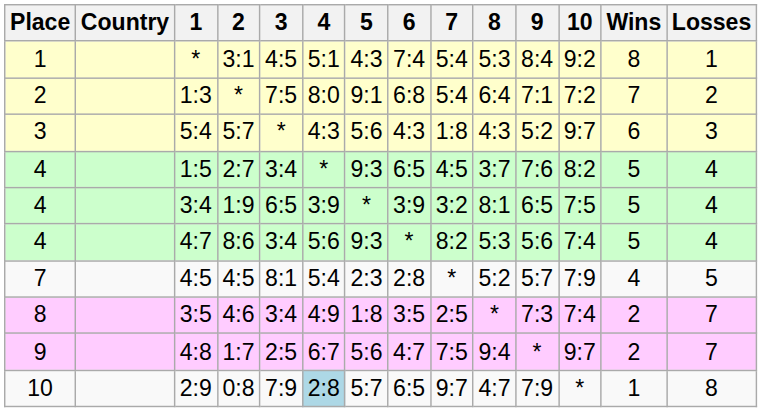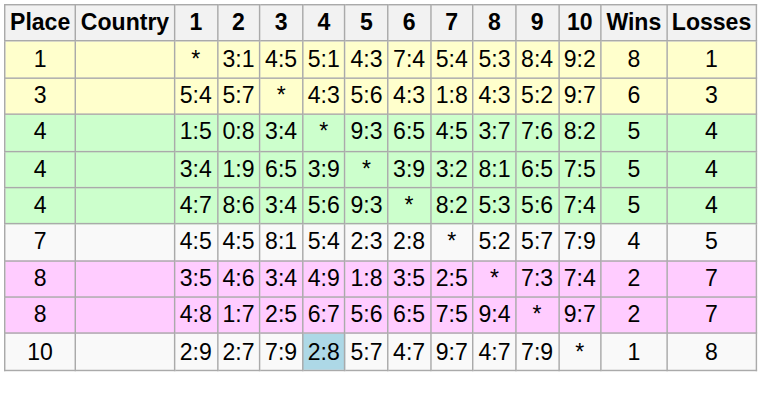- row: (196, 95)
(238, 168) 2:7 -> (238, 132) 0:8
(40, 351) 9 -> (40, 315) 8
(409, 351) 4:7 -> (409, 315) 6:5
(238, 388) 0:8 -> (238, 351) 2:7
(409, 388) 6:5 -> (409, 351) 4:7
